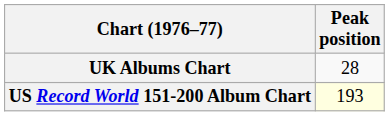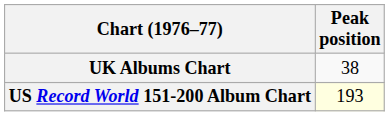(350, 67) 28 -> (350, 67) 38
